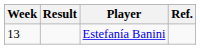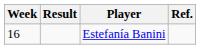(14, 34) 13 -> (14, 34) 16
